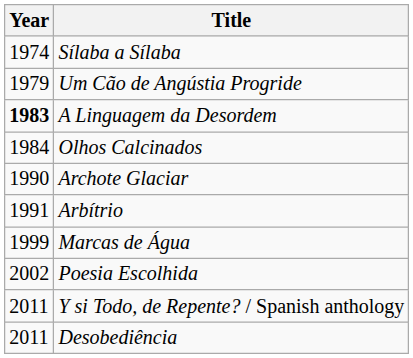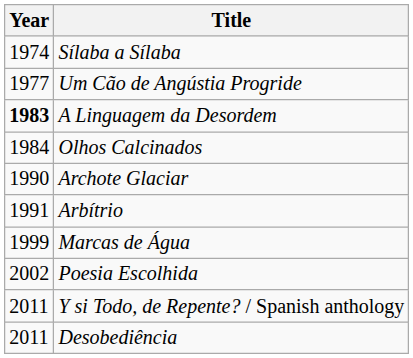(29, 83) 1979 -> (29, 83) 1977
